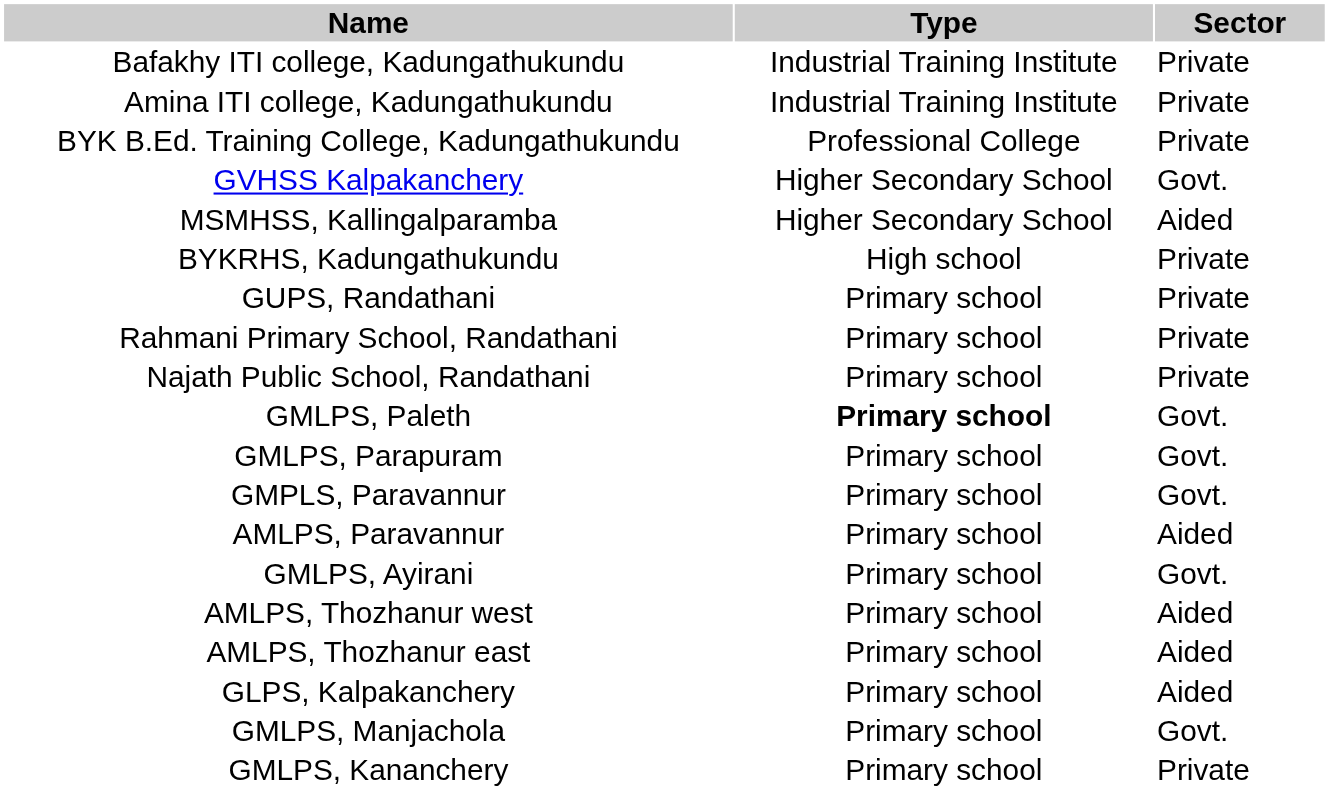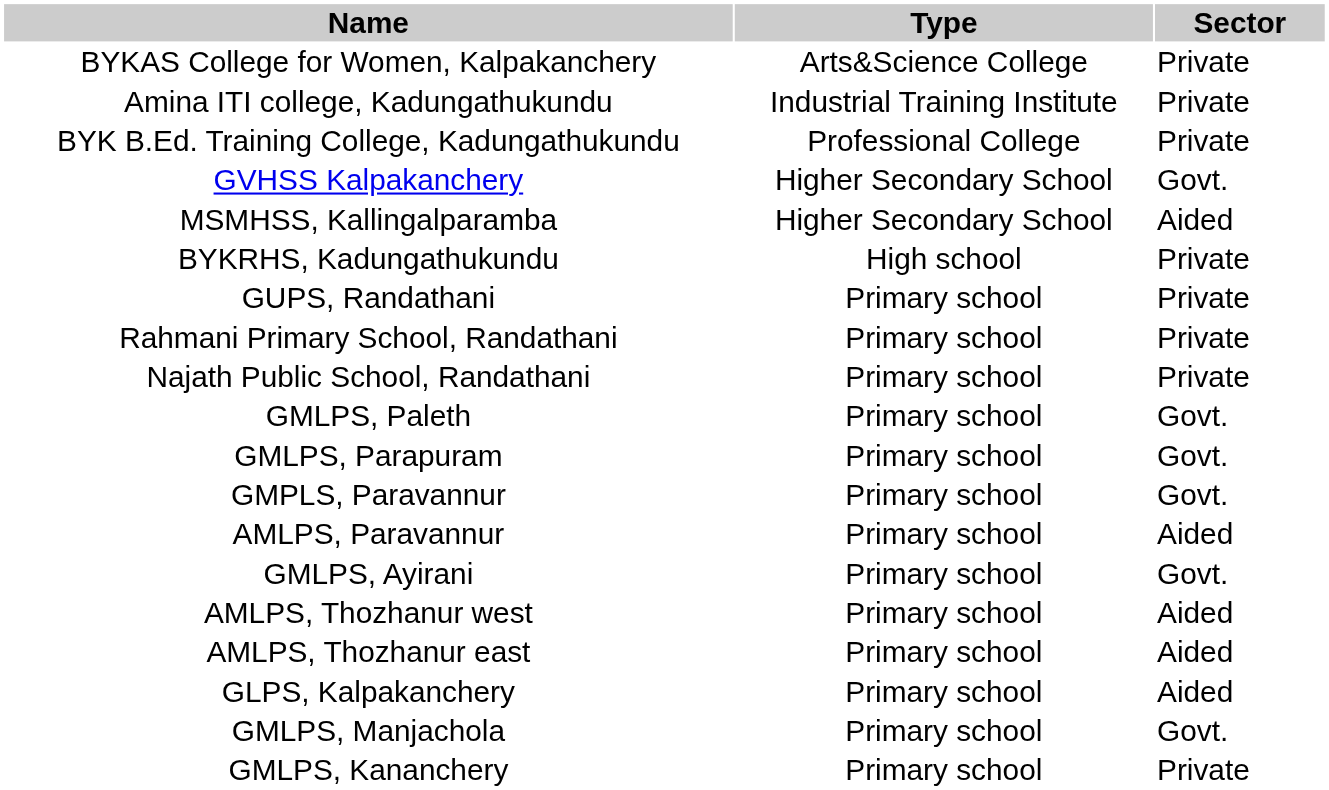+ row: (368, 62)
- row: (368, 62)
(944, 416) bold -> (944, 416) normal
